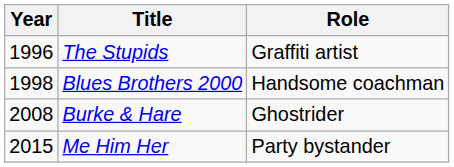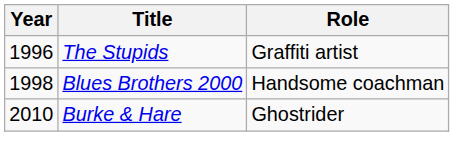(31, 114) 2008 -> (31, 114) 2010
- row: (115, 146)
